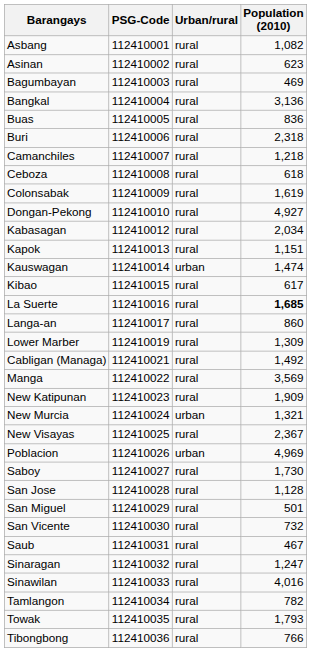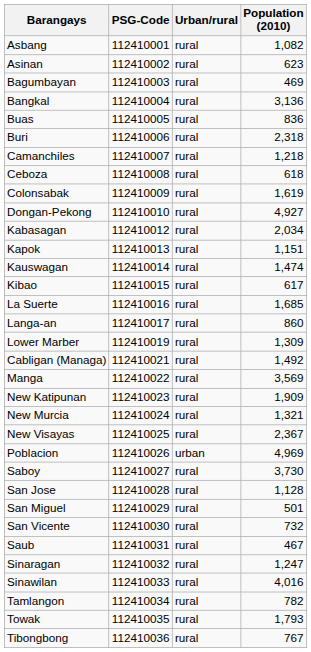(190, 267) urban -> (187, 267) rural
(289, 304) bold -> (289, 304) normal
(190, 415) urban -> (187, 415) rural
(289, 471) 1,730 -> (289, 471) 3,730
(294, 638) 766 -> (294, 638) 767
